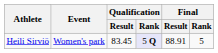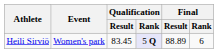(176, 41) 88.91 -> (176, 41) 88.89
(202, 41) 5 -> (202, 41) 6
